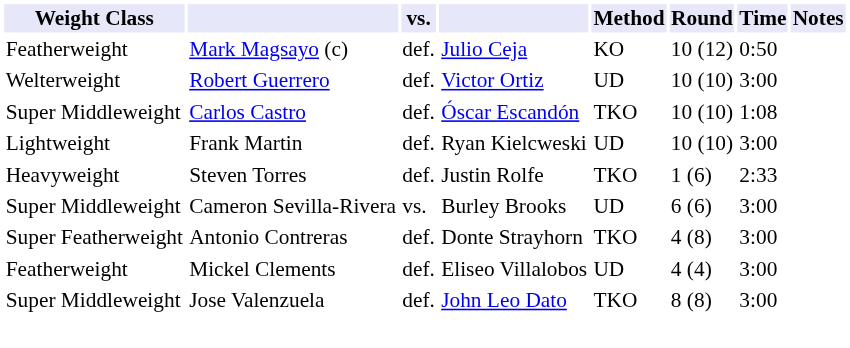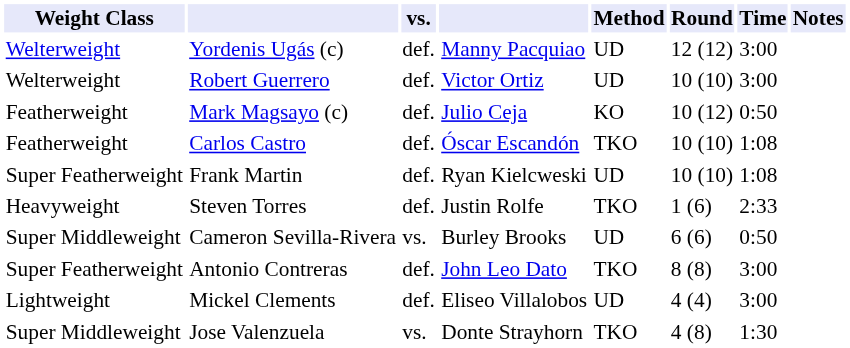+ row: (266, 49)
rows swapped: (259, 80) <-> (269, 49)
(93, 112) Super Middleweight -> (67, 143) Featherweight
(58, 143) Lightweight -> (94, 174) Super Featherweight
(758, 143) 3:00 -> (758, 174) 1:08
(758, 206) 3:00 -> (758, 237) 0:50
(512, 237) Donte Strayhorn -> (504, 269) John Leo Dato
(691, 237) 4 (8) -> (691, 269) 8 (8)
(67, 269) Featherweight -> (58, 300) Lightweight
(419, 300) def. -> (414, 331) vs.
(504, 300) John Leo Dato -> (512, 331) Donte Strayhorn
(691, 300) 8 (8) -> (691, 331) 4 (8)
(758, 300) 3:00 -> (758, 331) 1:30
